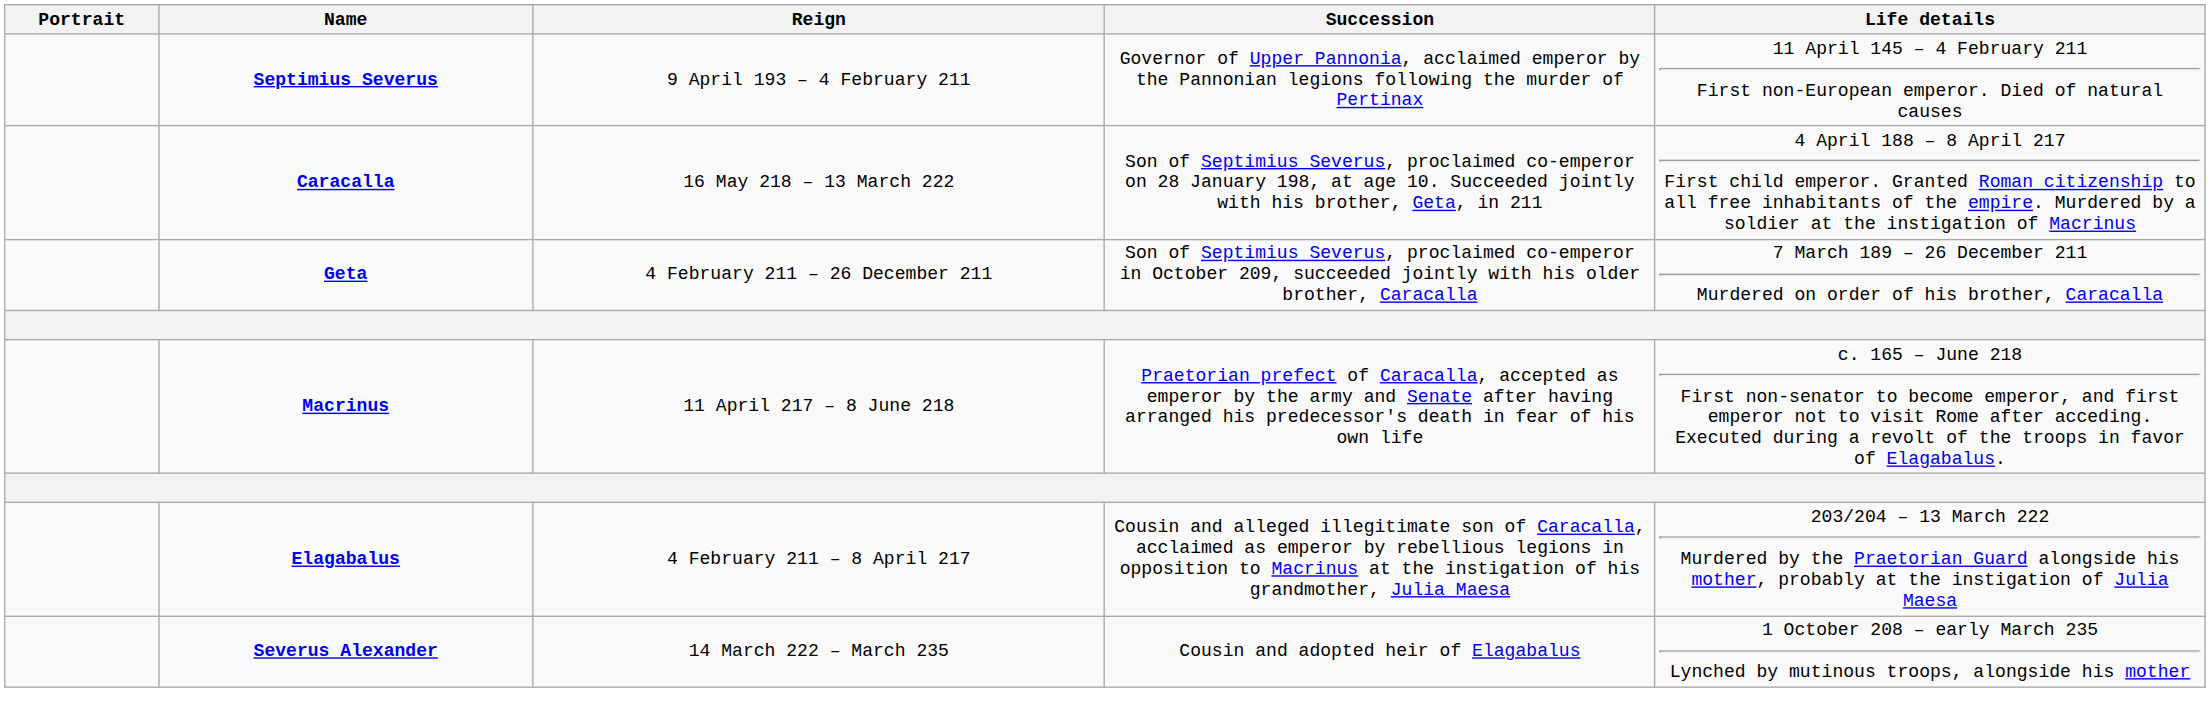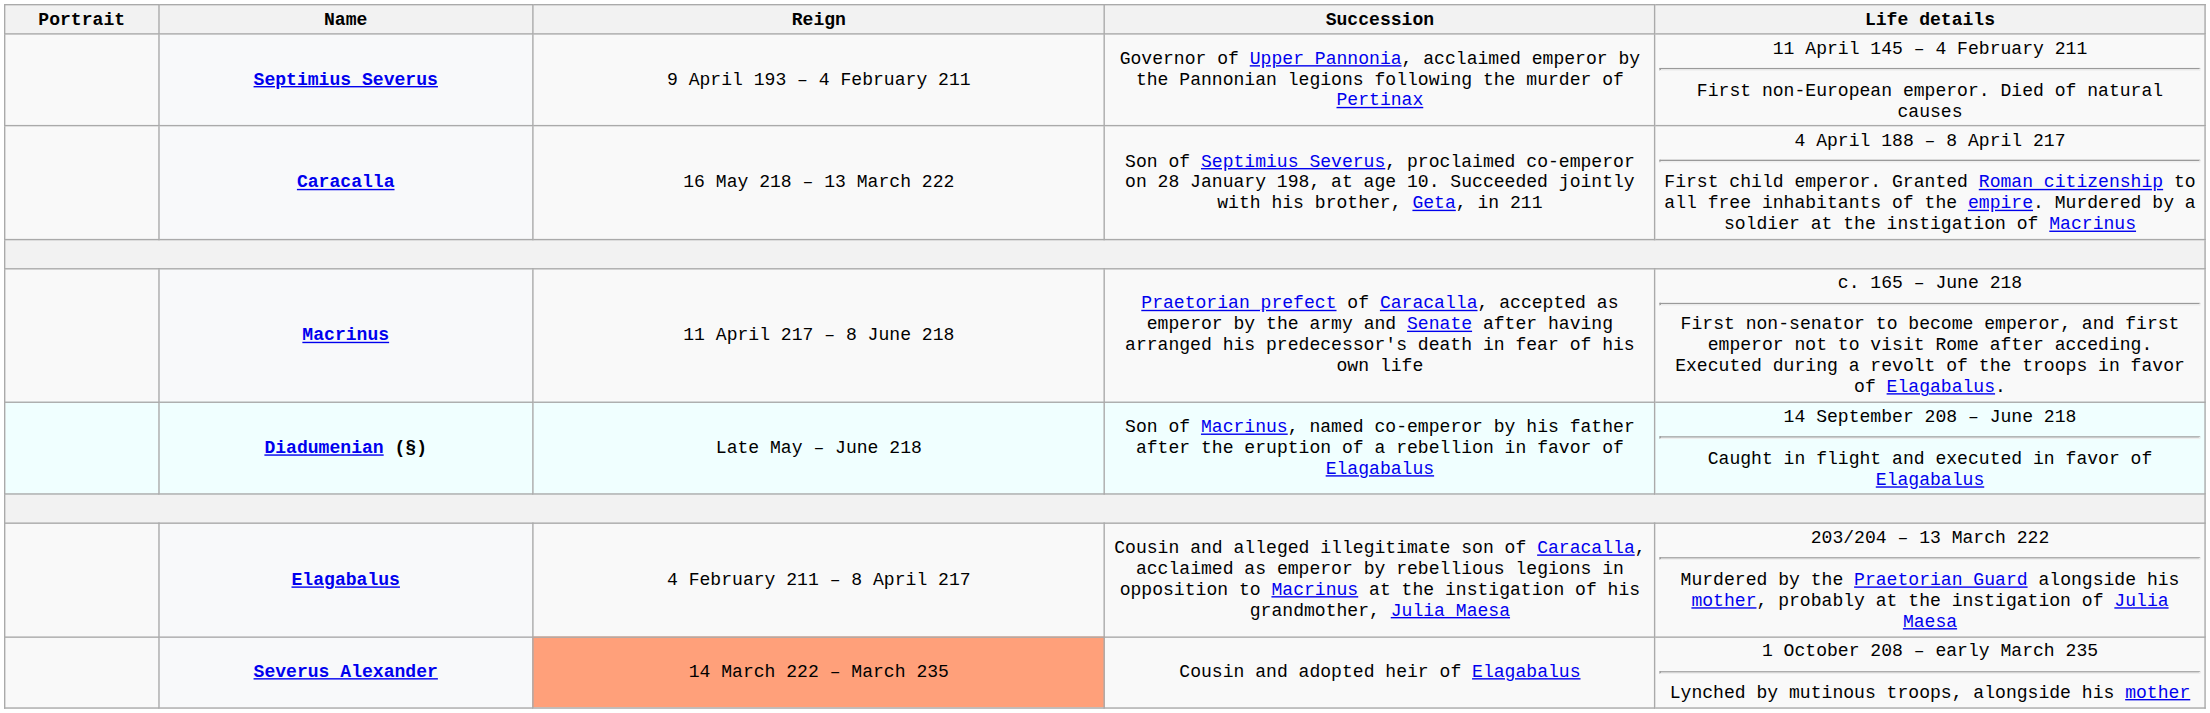- row: (346, 275)
+ row: (346, 448)
(819, 651) no background -> (819, 672) lightsalmon background
